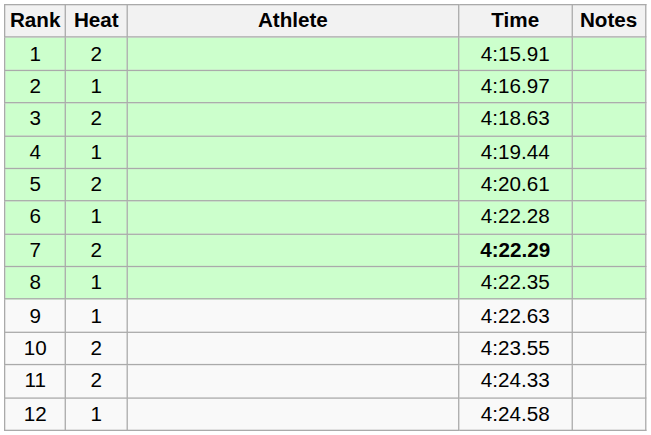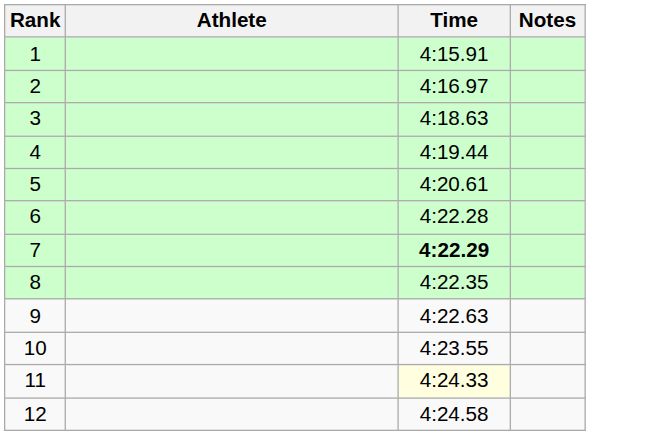- column: (96, 20)
(515, 380) no background -> (454, 380) lightyellow background
